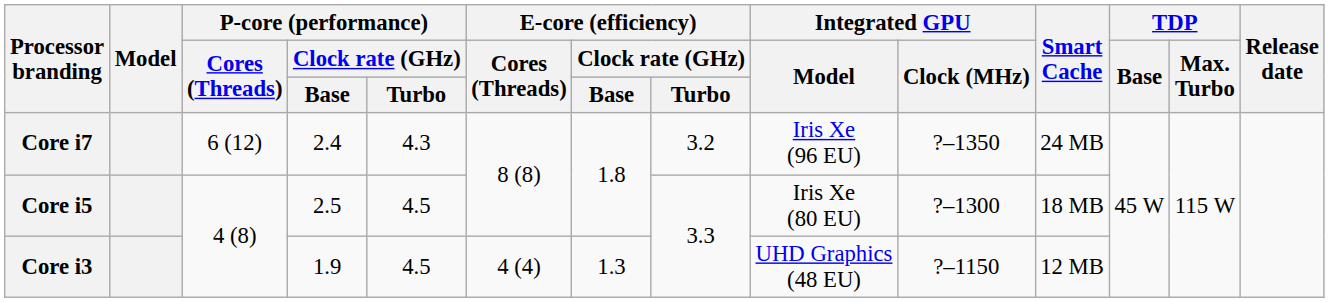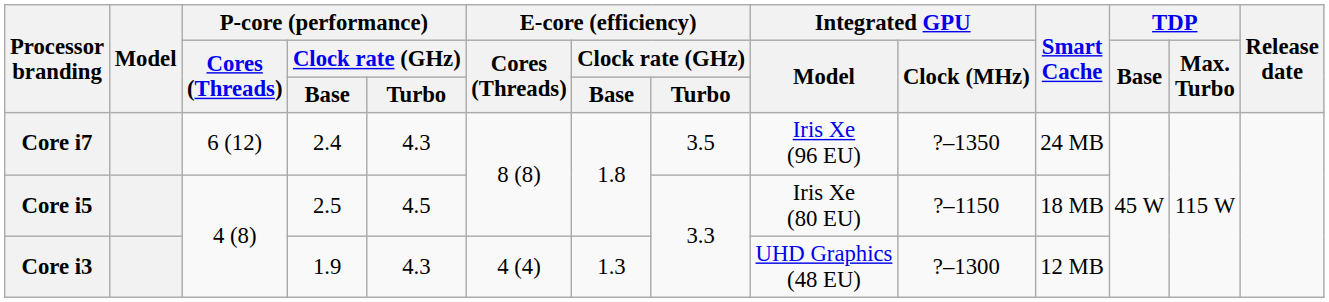(701, 143) 3.2 -> (701, 143) 3.5
(966, 204) ?–1300 -> (966, 204) ?–1150
(416, 266) 4.5 -> (416, 266) 4.3
(966, 266) ?–1150 -> (966, 266) ?–1300
